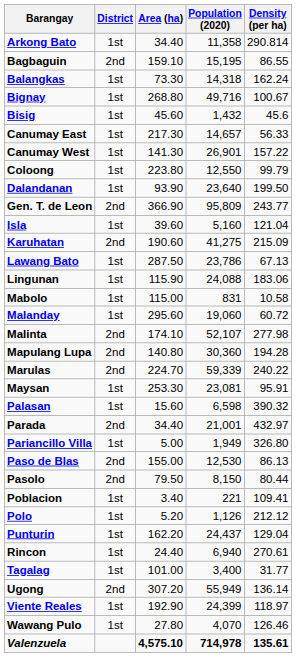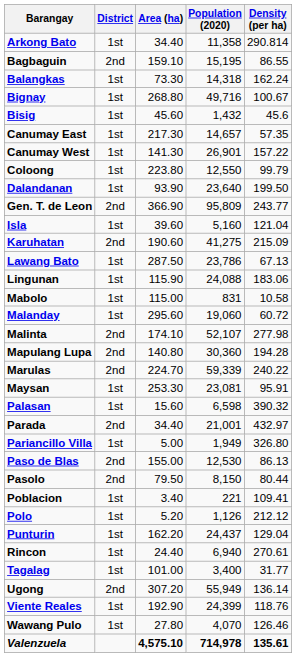(274, 134) 56.33 -> (274, 134) 57.35
(271, 607) 118.97 -> (271, 607) 118.76
